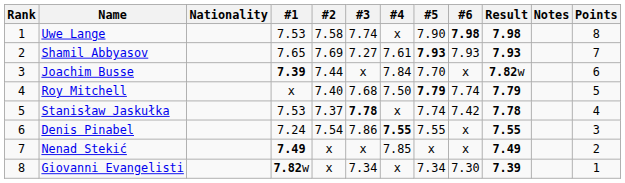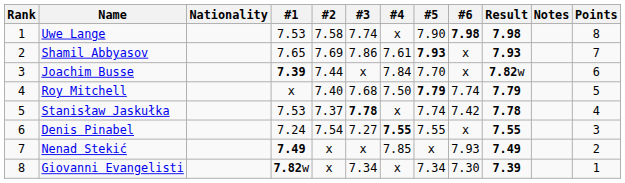(363, 53) 7.27 -> (363, 53) 7.86
(465, 53) 7.93 -> (465, 53) x
(363, 130) 7.86 -> (363, 130) 7.27
(465, 149) x -> (465, 149) 7.93
